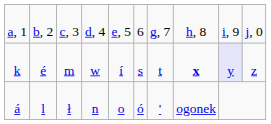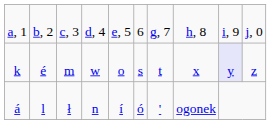(121, 70) í -> (121, 70) o
(196, 70) bold -> (196, 70) normal
(121, 108) o -> (121, 108) í
